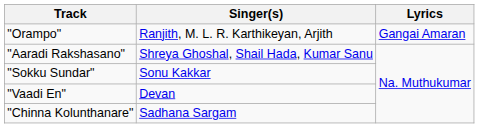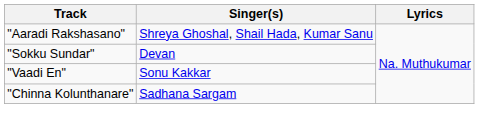- row: (34, 34)
(175, 73) Sonu Kakkar -> (157, 53) Devan
(157, 93) Devan -> (175, 73) Sonu Kakkar
